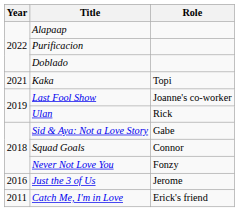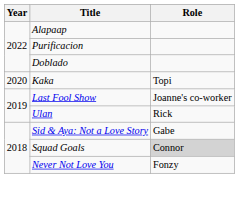(17, 80) 2021 -> (17, 80) 2020
(168, 148) no background -> (168, 148) lightgrey background
- row: (64, 181)
- row: (77, 198)
